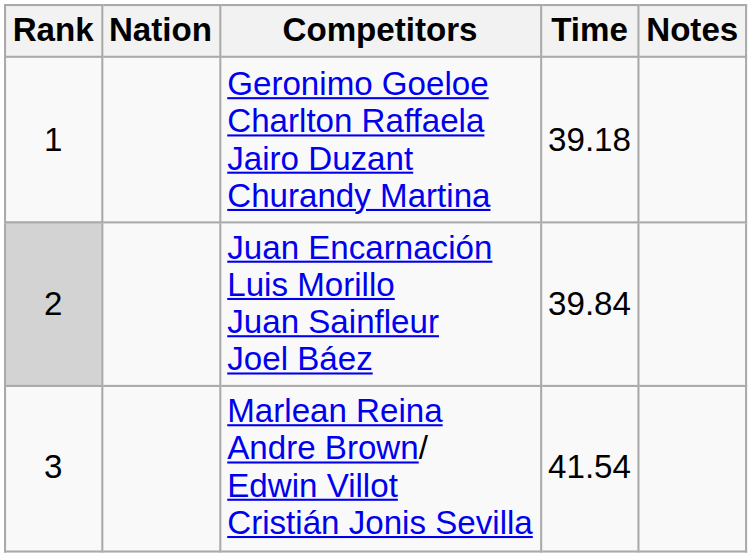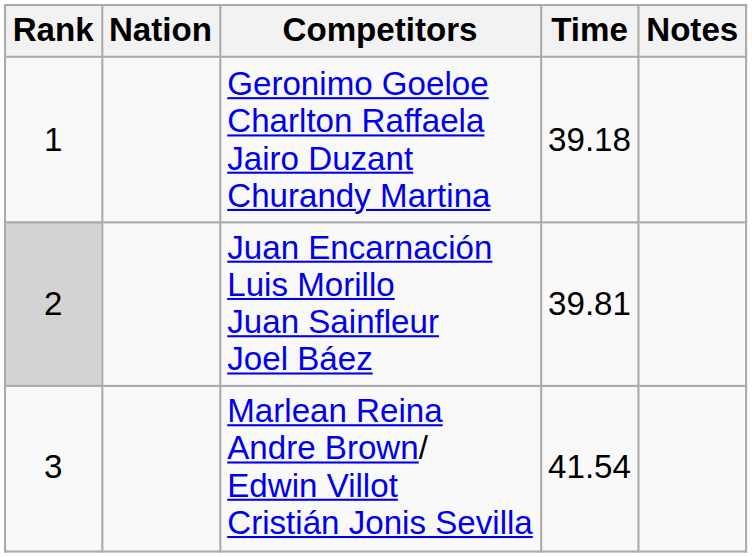(590, 303) 39.84 -> (590, 303) 39.81
